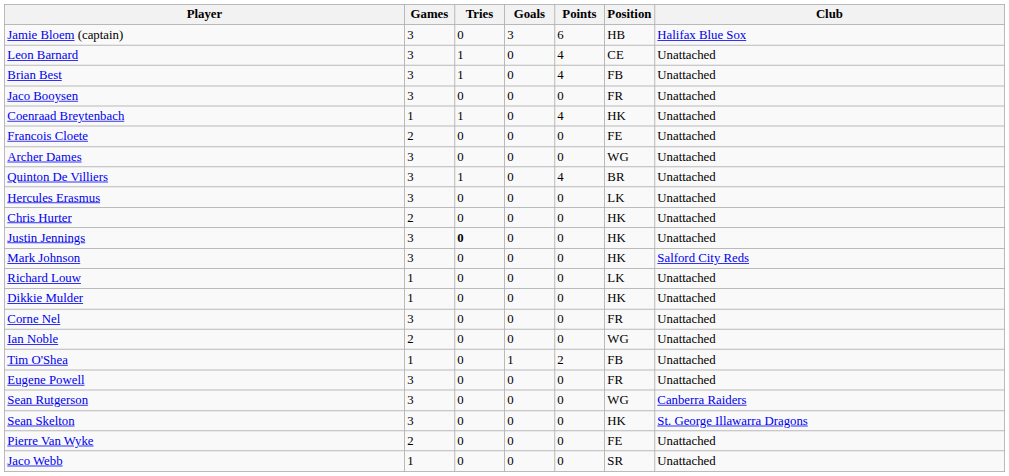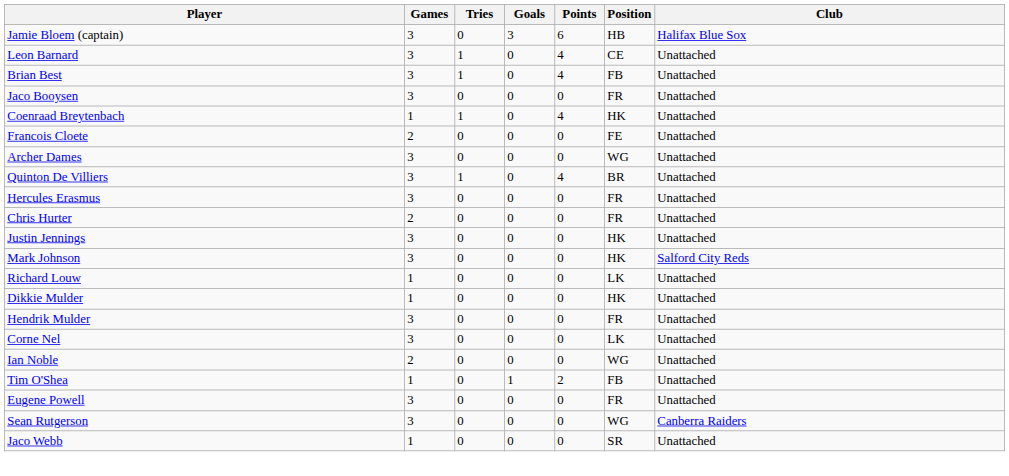(616, 197) LK -> (615, 197) FR
(617, 217) HK -> (615, 217) FR
(461, 237) bold -> (461, 237) normal
+ row: (49, 319)
(615, 319) FR -> (616, 339) LK
- row: (41, 420)
- row: (50, 440)
